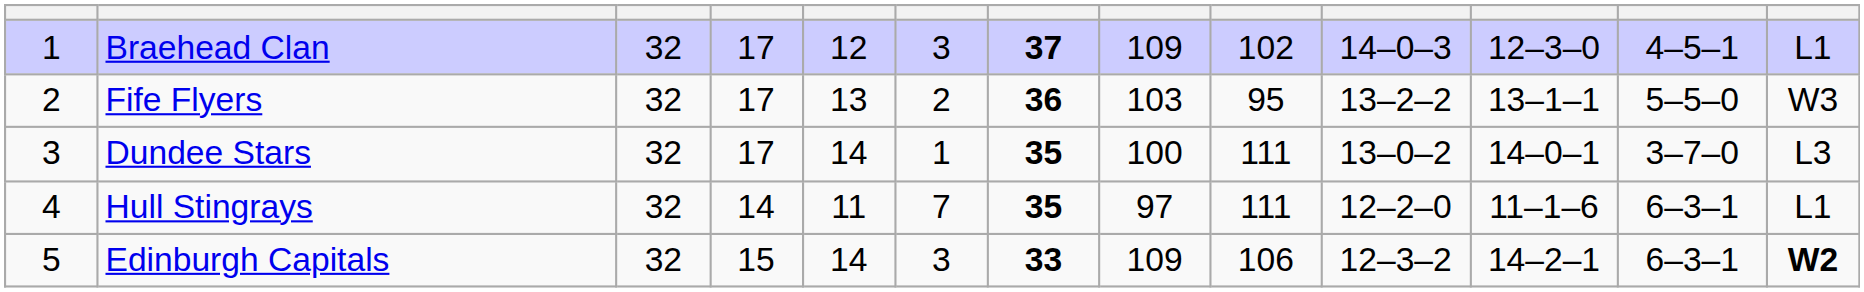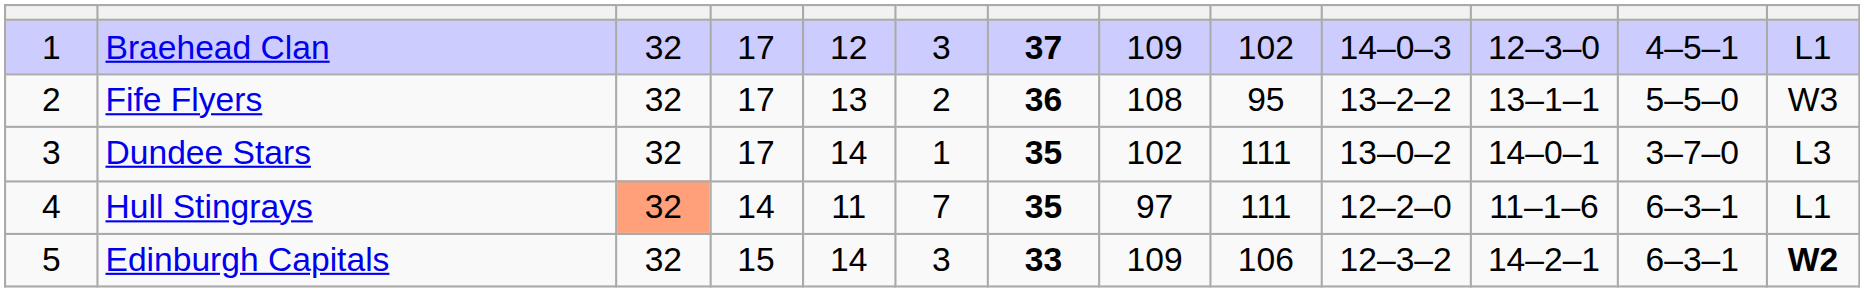(1155, 99) 103 -> (1155, 99) 108
(1155, 153) 100 -> (1155, 153) 102
(663, 206) no background -> (663, 206) lightsalmon background
